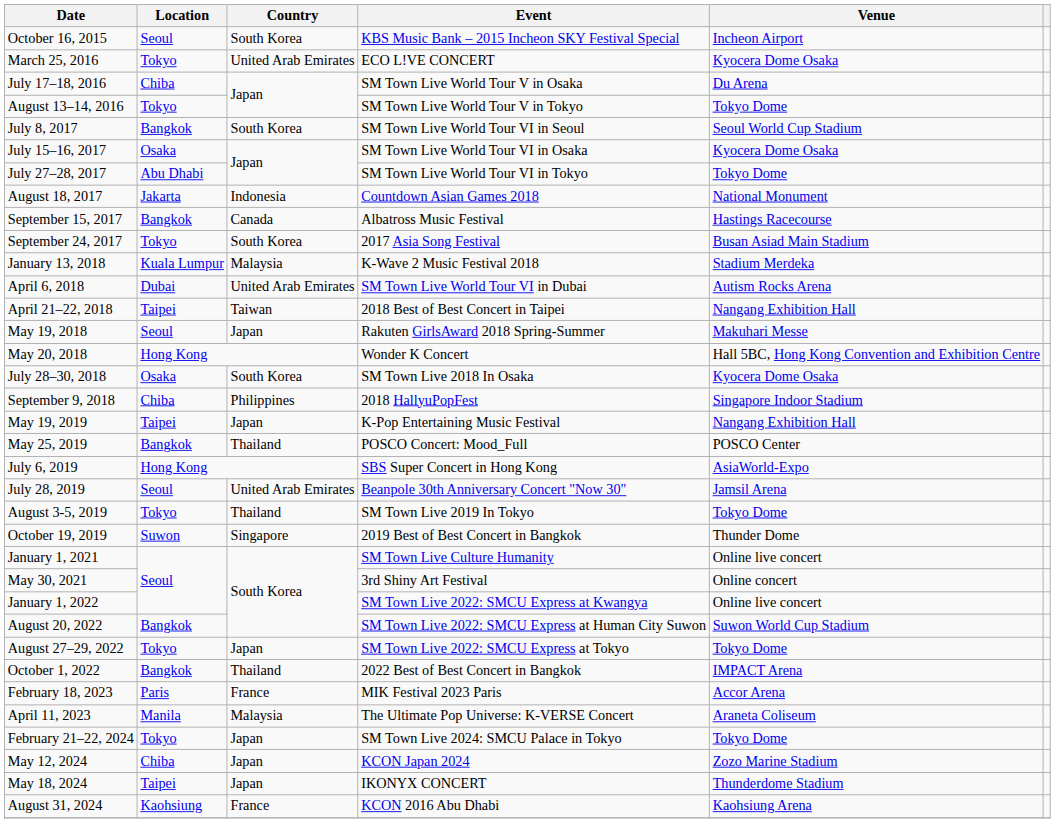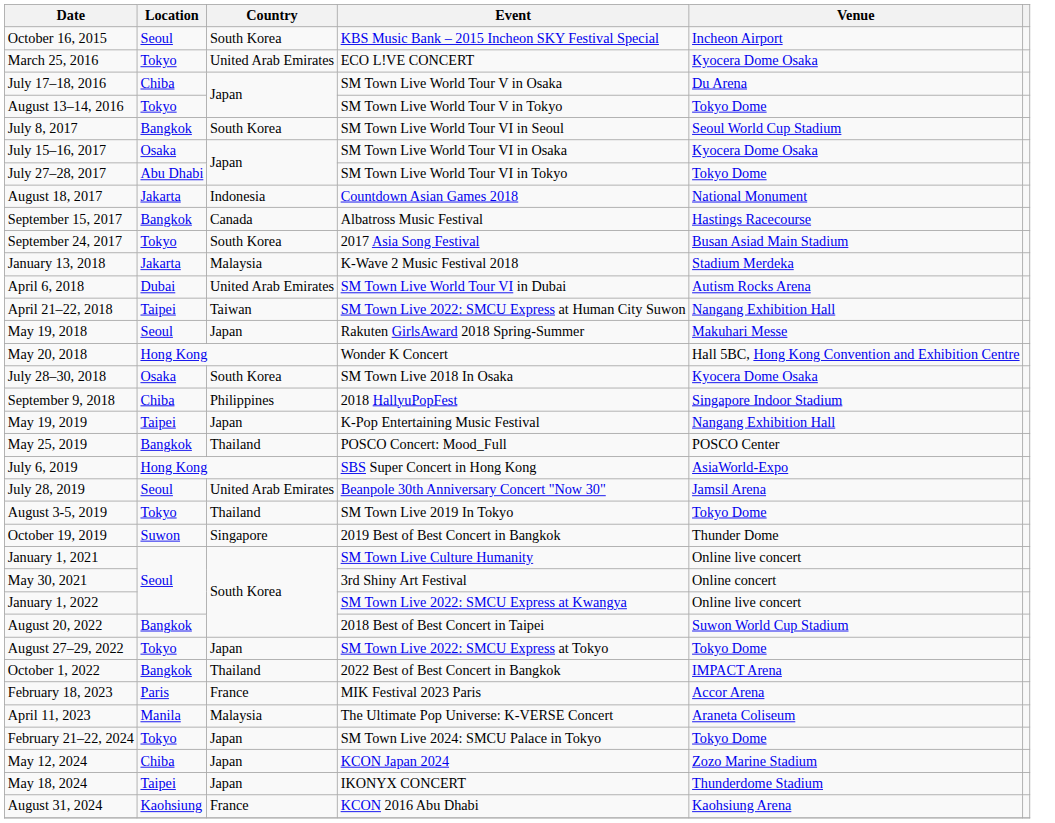(182, 264) Kuala Lumpur -> (161, 264) Jakarta
(463, 309) 2018 Best of Best Concert in Taipei -> (513, 309) SM Town Live 2022: SMCU Express at Human City Suwon
(534, 625) SM Town Live 2022: SMCU Express at Human City Suwon -> (442, 625) 2018 Best of Best Concert in Taipei
